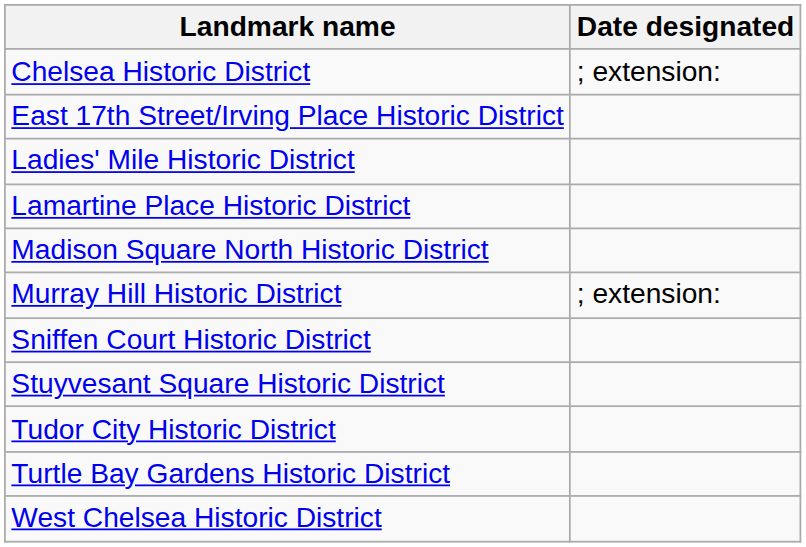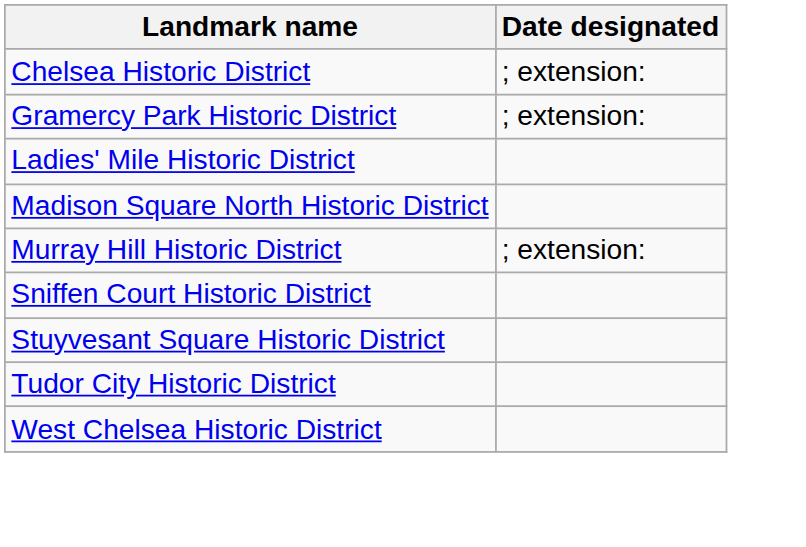- row: (288, 116)
+ row: (204, 116)
- row: (211, 205)
- row: (231, 473)
